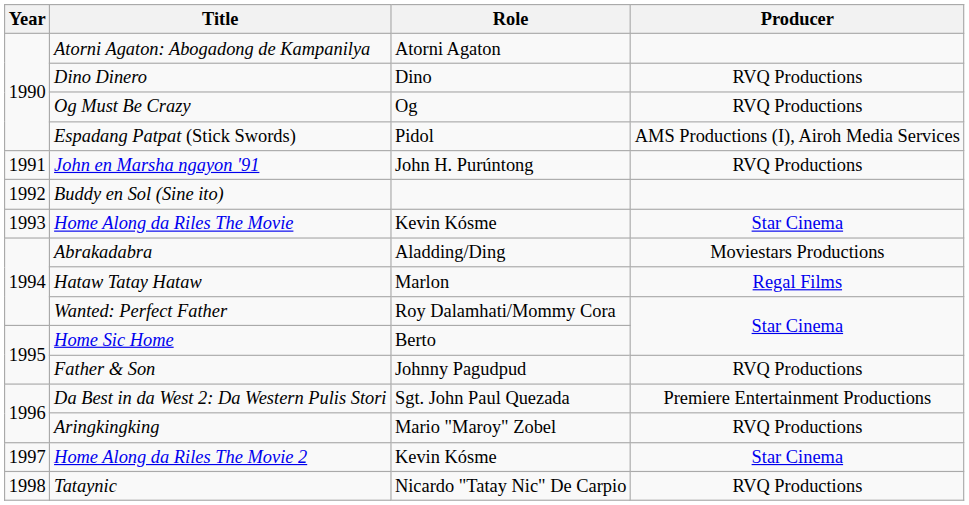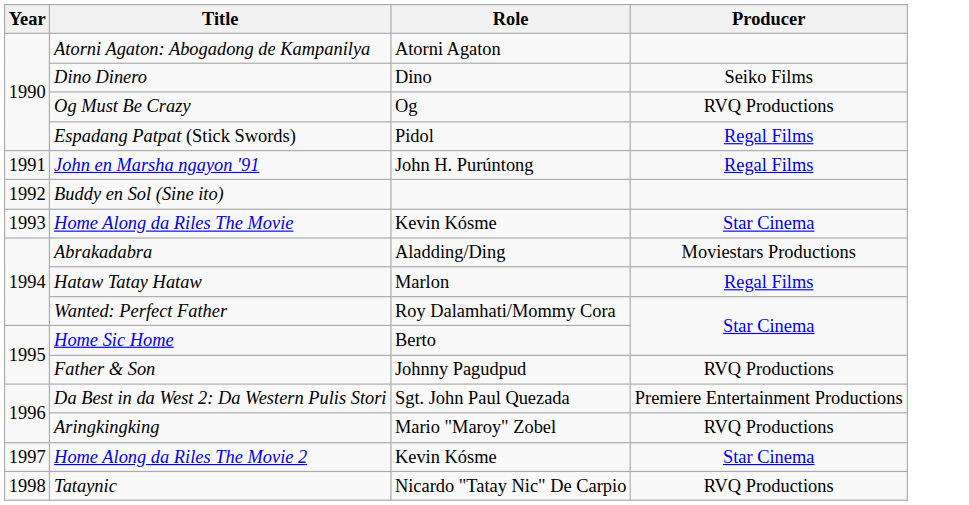(797, 77) RVQ Productions -> (769, 77) Seiko Films
(797, 135) AMS Productions (I), Airoh Media Services -> (769, 135) Regal Films
(797, 164) RVQ Productions -> (769, 164) Regal Films
